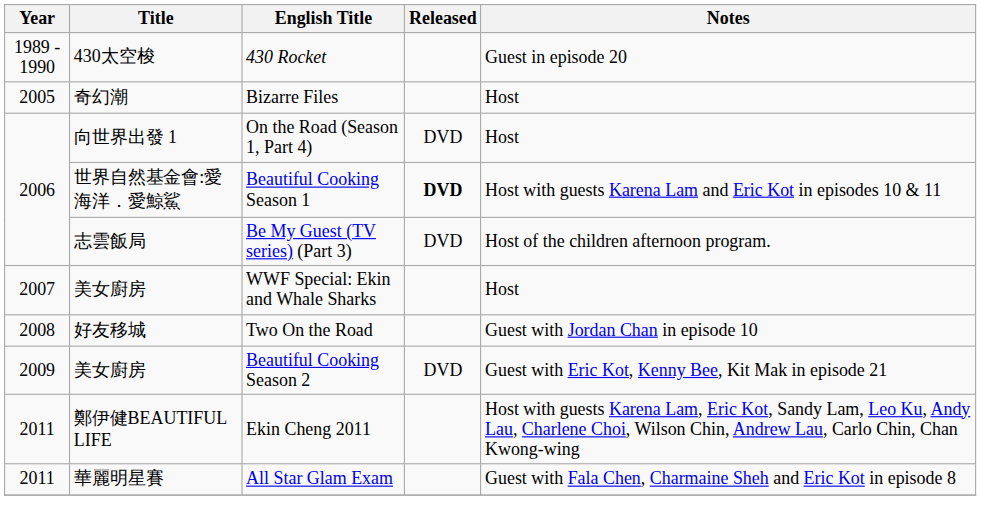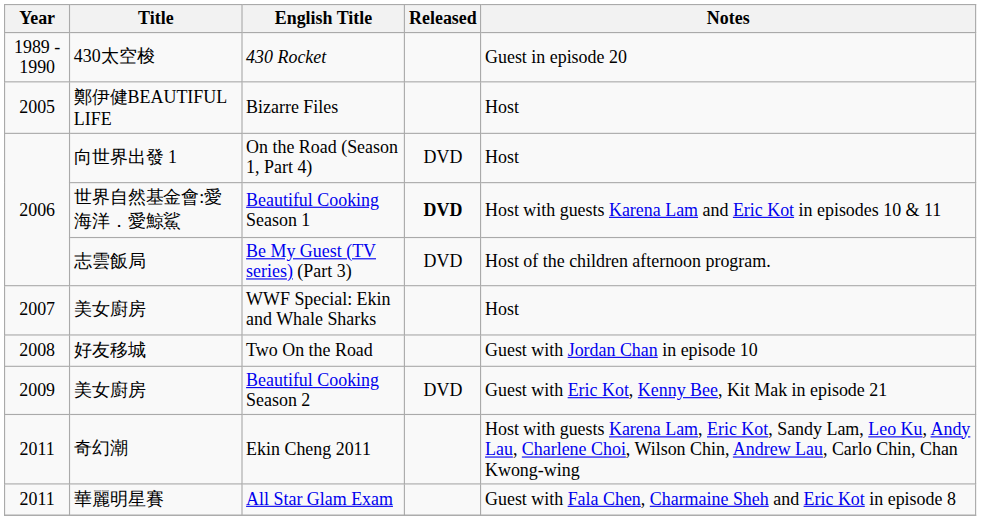(101, 96) 奇幻潮 -> (151, 108) 鄭伊健BEAUTIFUL LIFE
(151, 429) 鄭伊健BEAUTIFUL LIFE -> (101, 448) 奇幻潮
